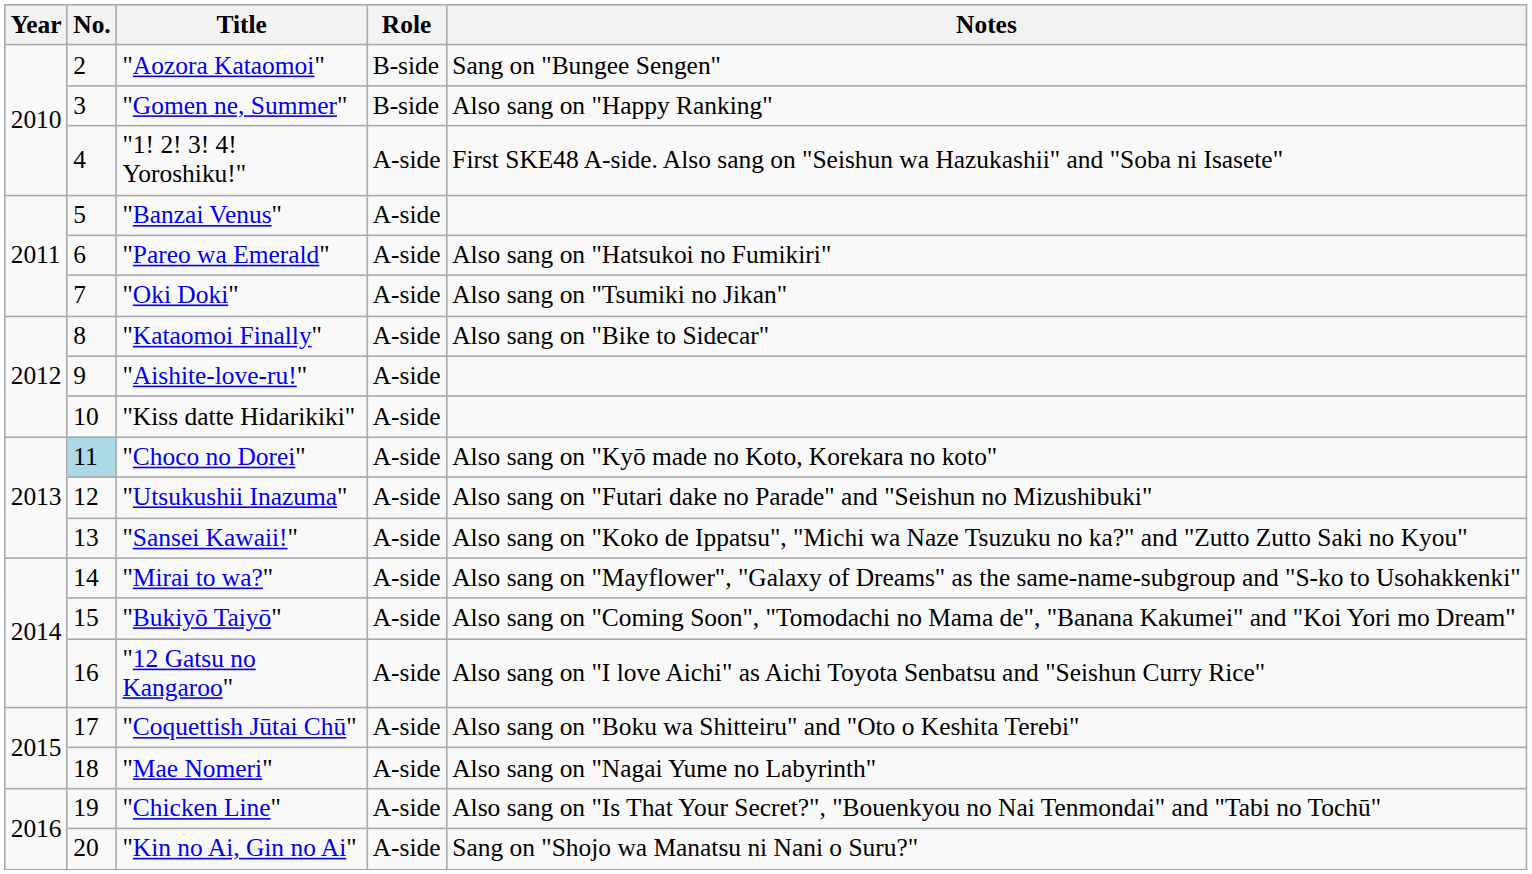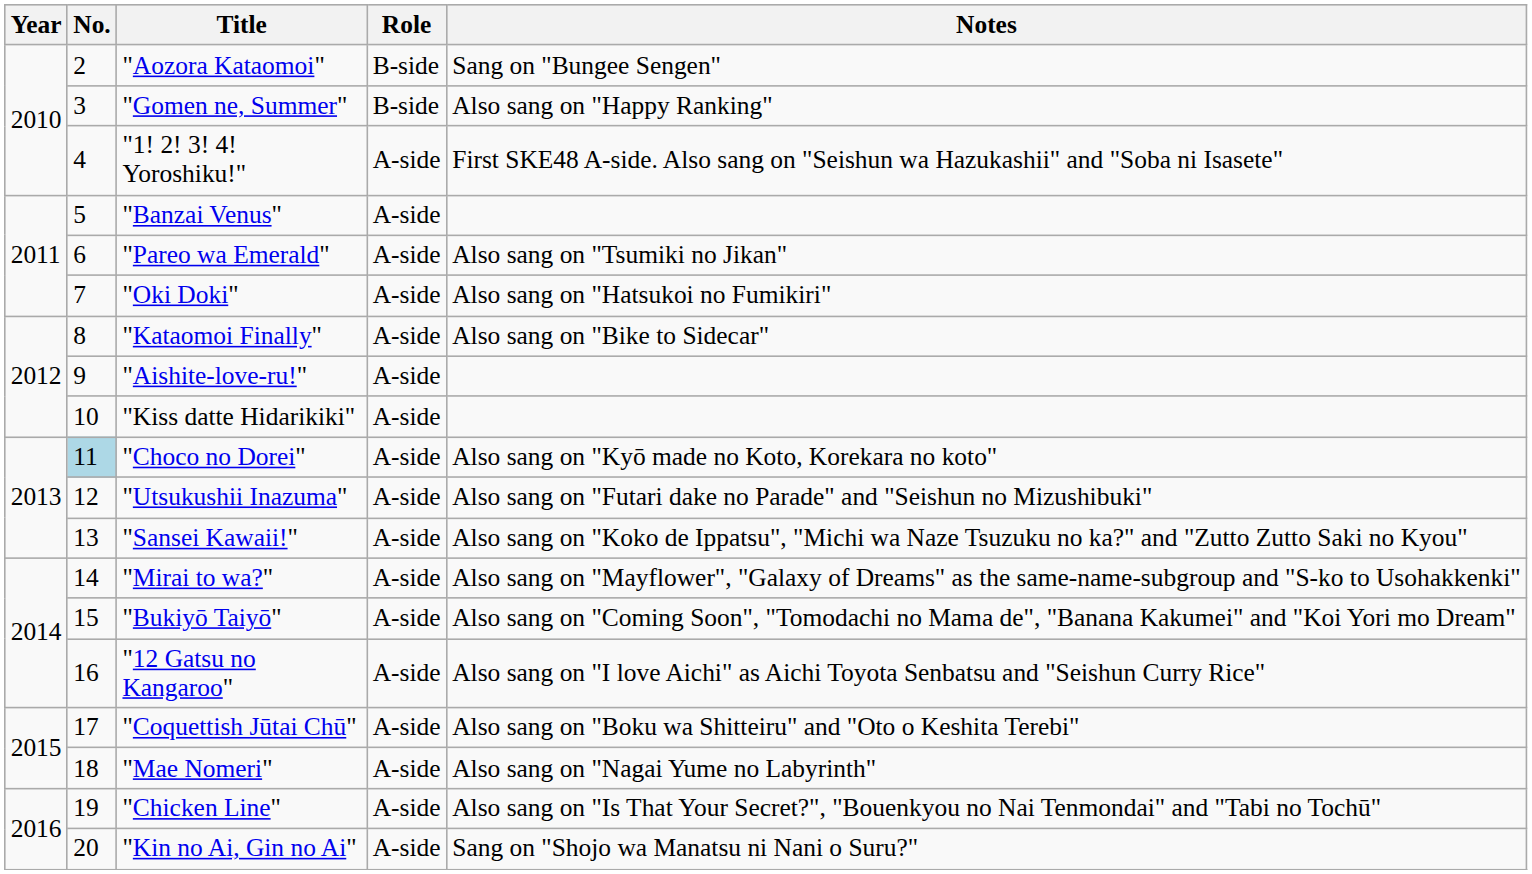(642, 255) Also sang on "Hatsukoi no Fumikiri" -> (620, 255) Also sang on "Tsumiki no Jikan"
(620, 295) Also sang on "Tsumiki no Jikan" -> (642, 295) Also sang on "Hatsukoi no Fumikiri"
